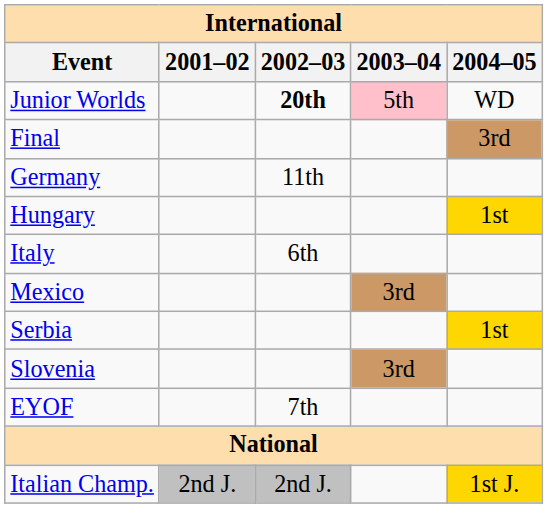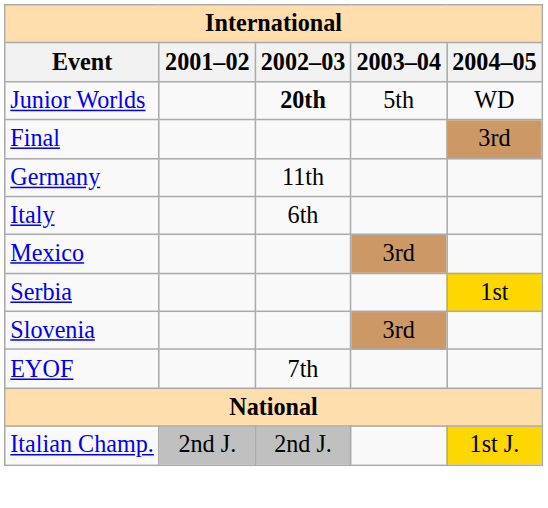(399, 100) pink background -> (399, 100) no background
- row: (53, 215)
